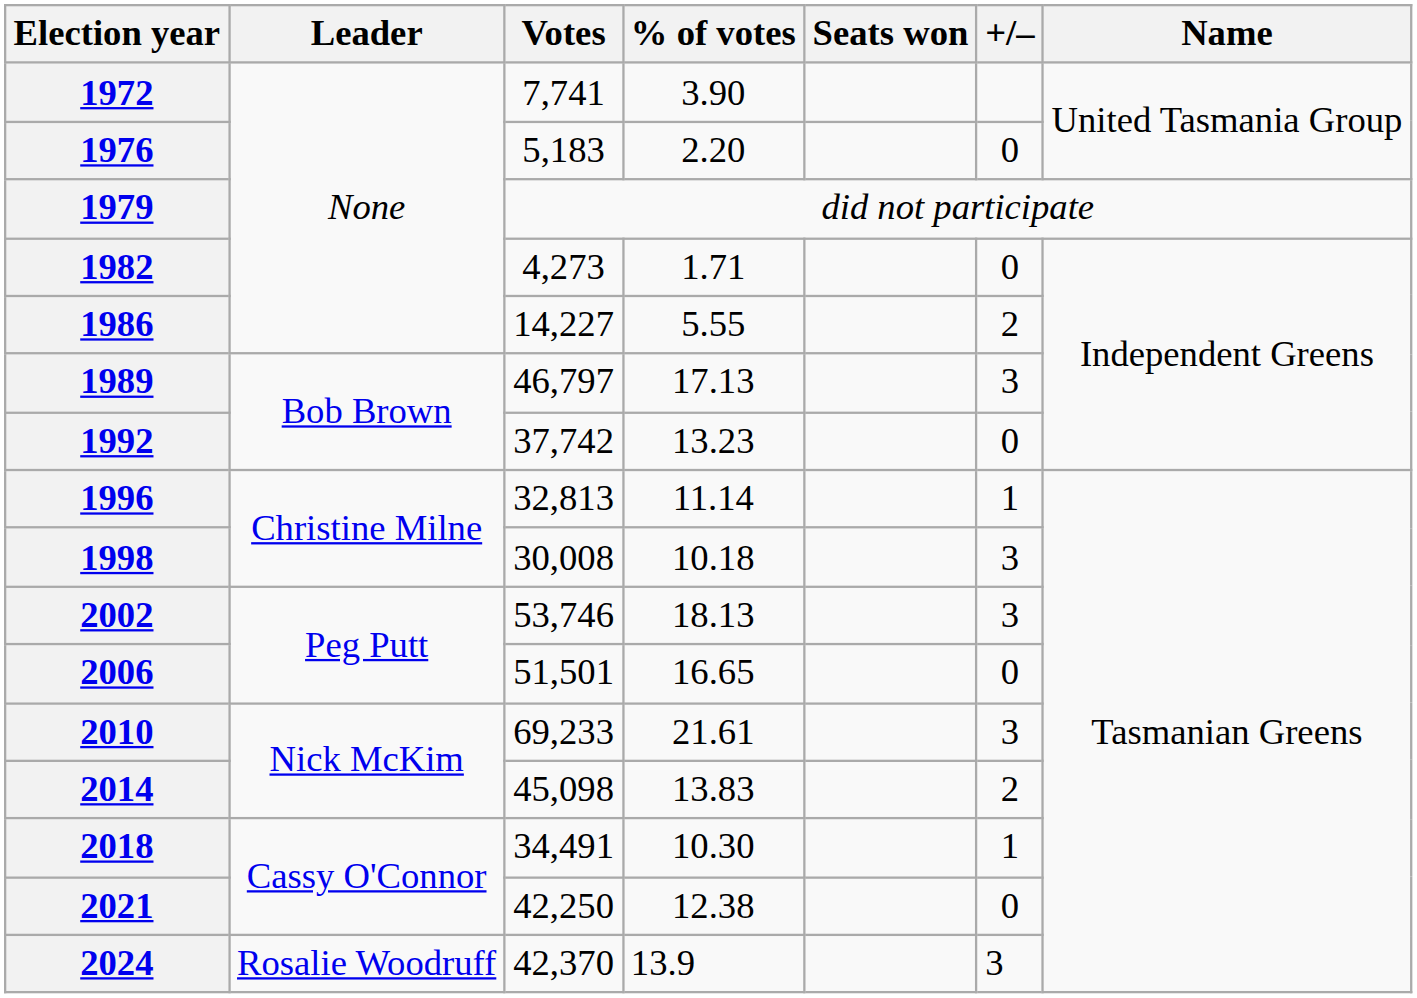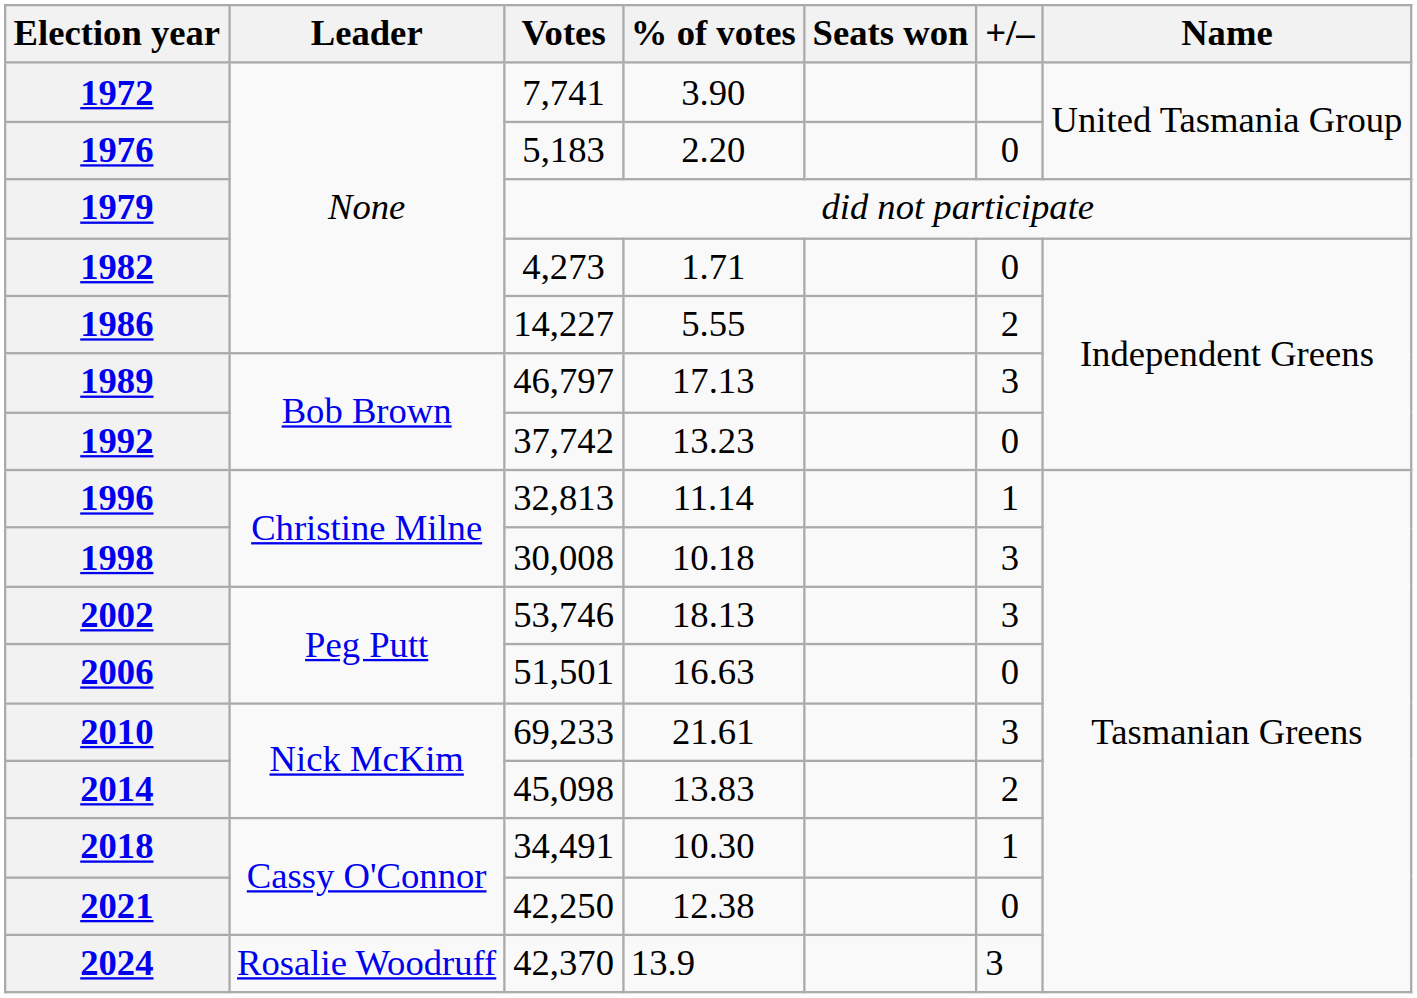(713, 672) 16.65 -> (713, 672) 16.63
